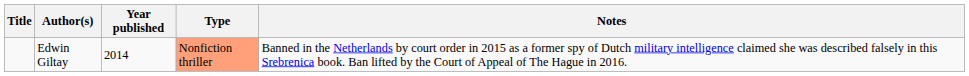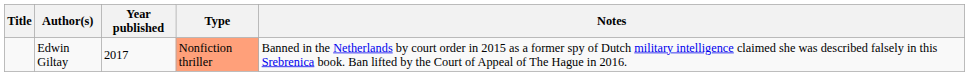(116, 54) 2014 -> (116, 54) 2017
